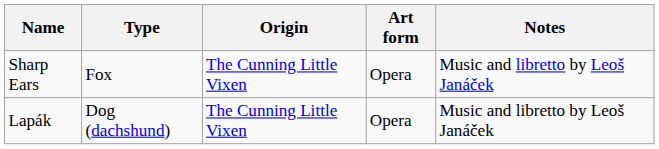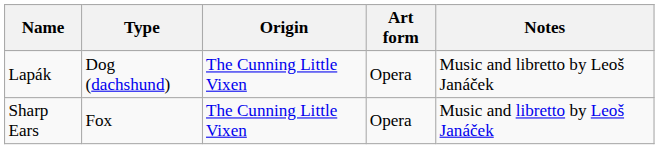rows swapped: (28, 74) <-> (30, 120)
